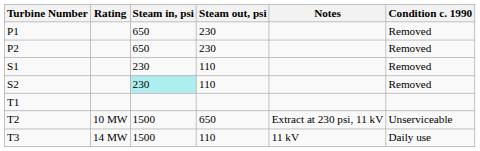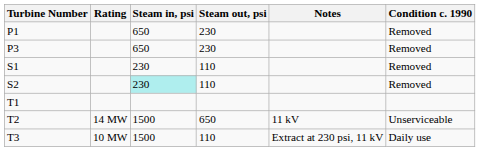- row: (13, 48)
+ row: (13, 48)
(110, 119) 10 MW -> (110, 119) 14 MW
(328, 119) Extract at 230 psi, 11 kV -> (285, 119) 11 kV
(110, 137) 14 MW -> (110, 137) 10 MW
(285, 137) 11 kV -> (328, 137) Extract at 230 psi, 11 kV
